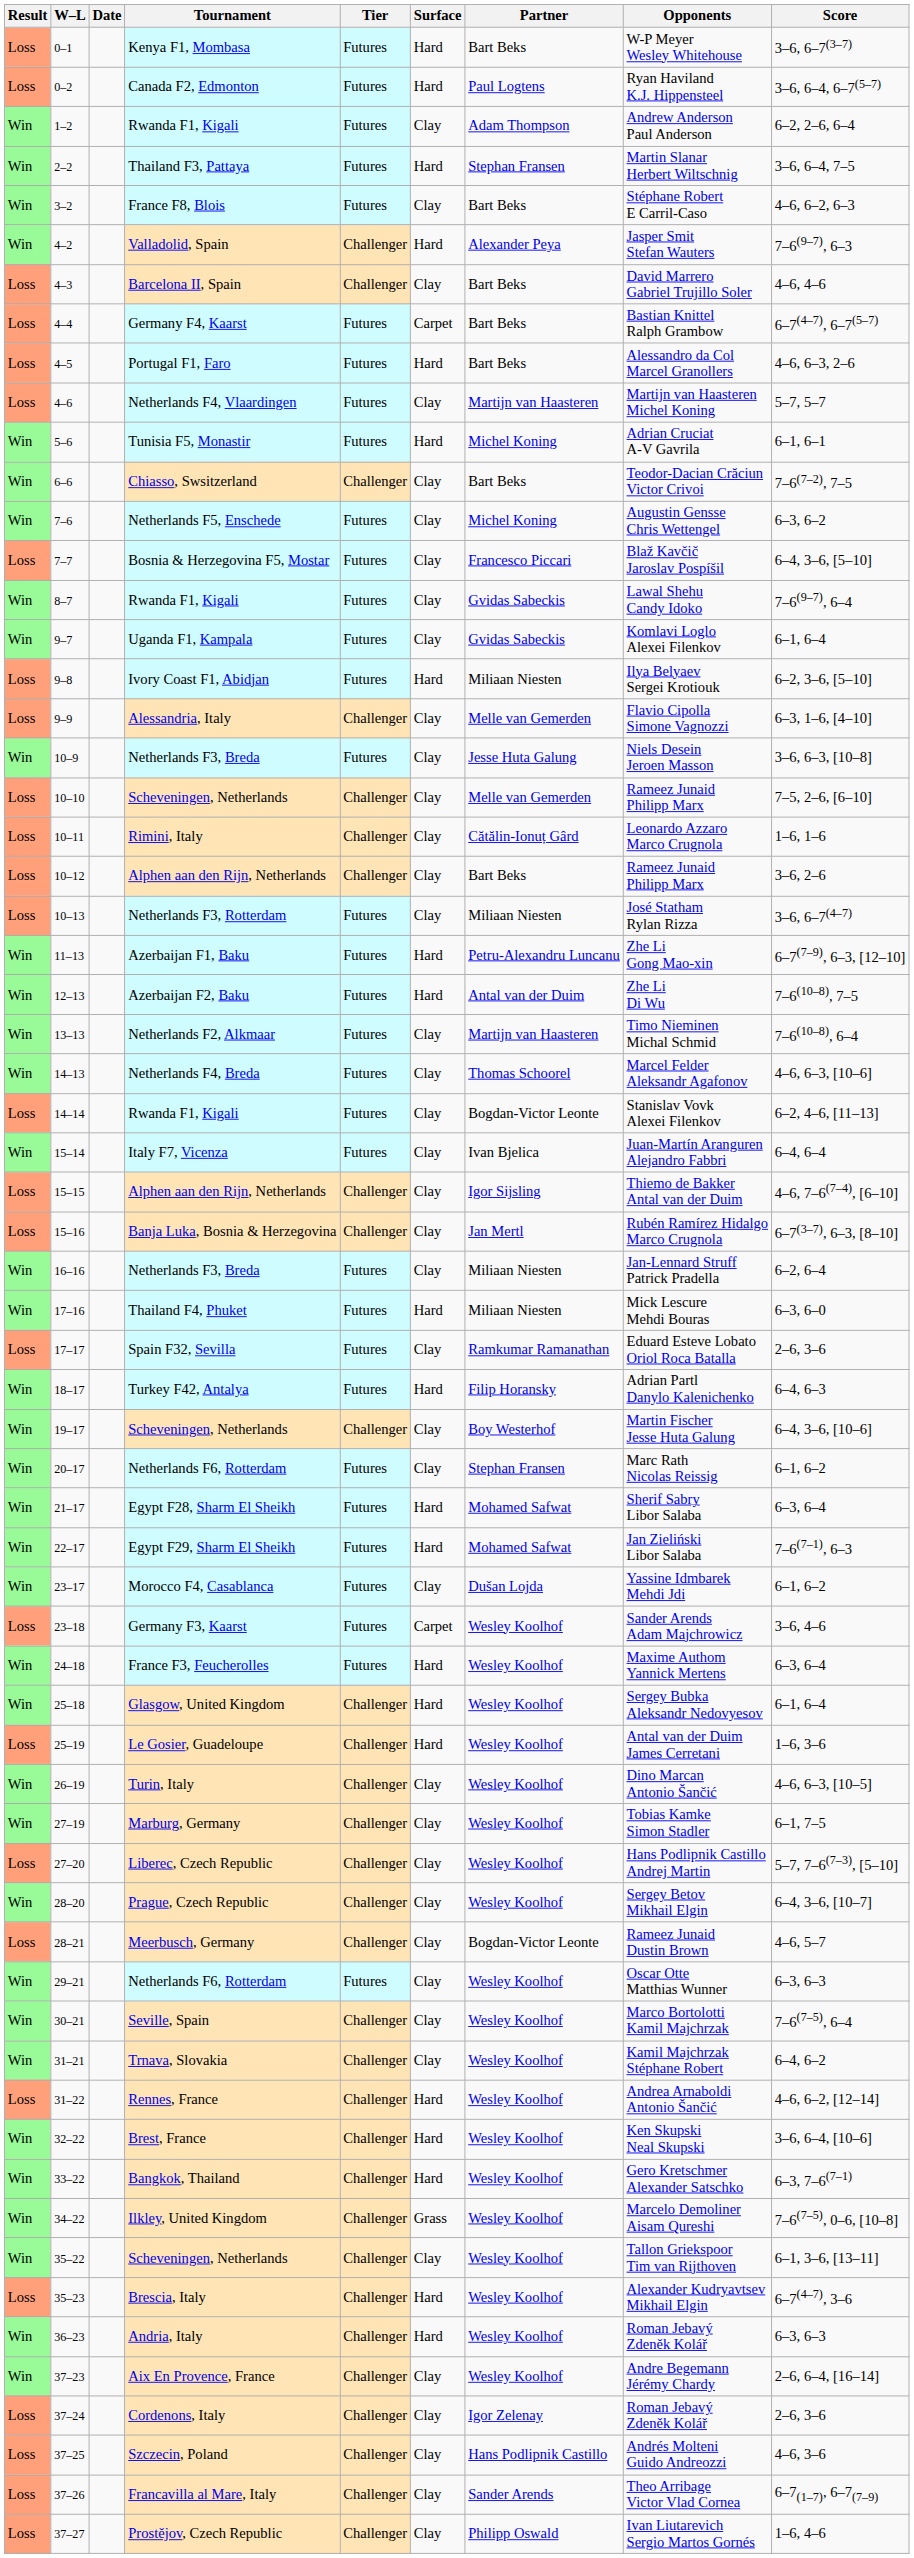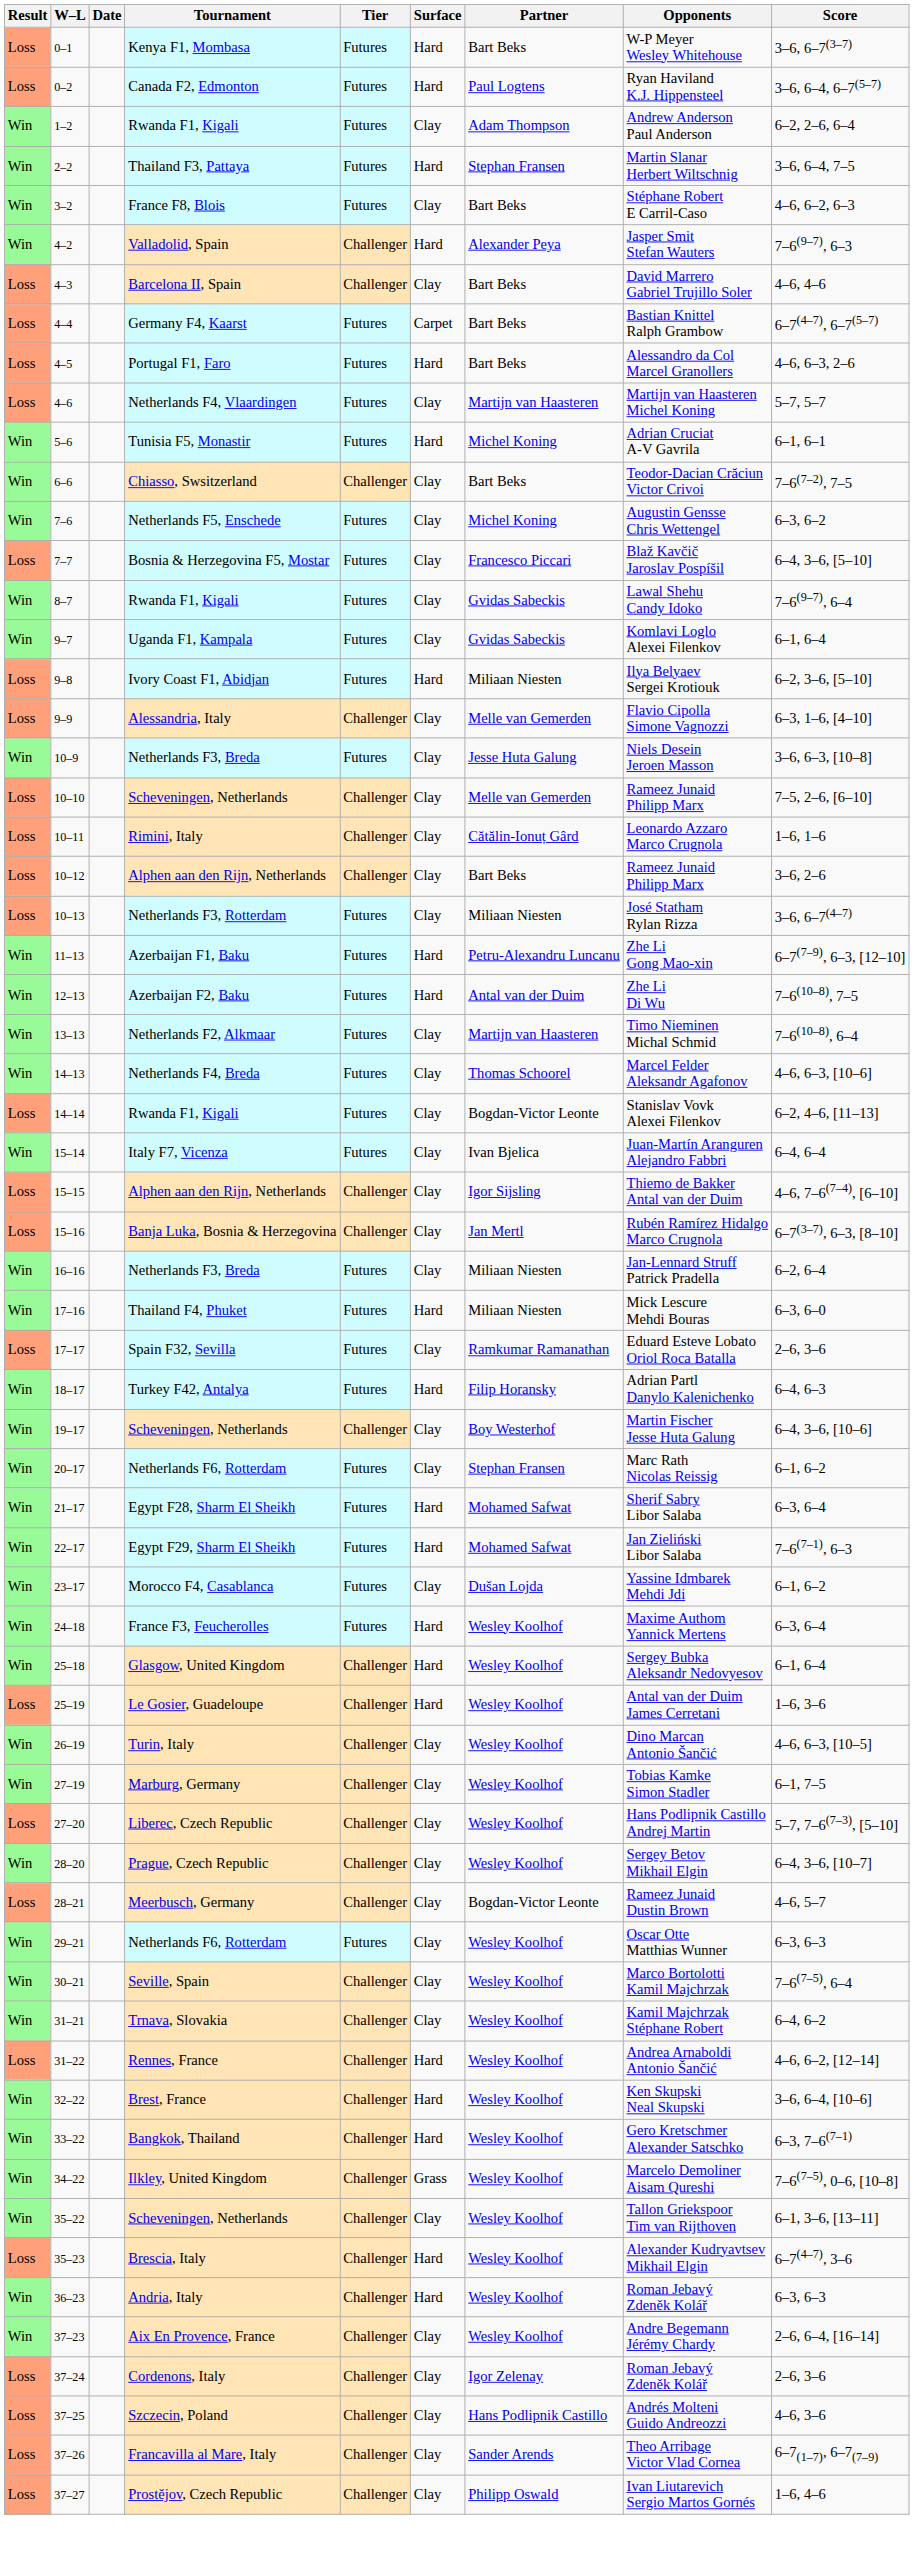- row: (69, 1627)
